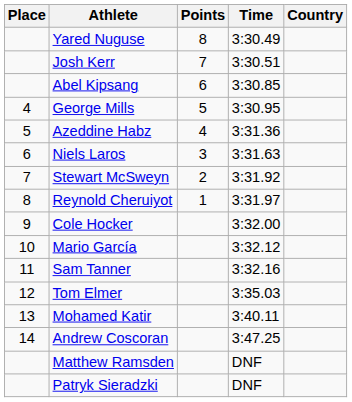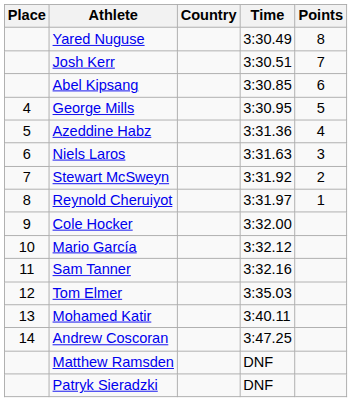columns swapped: (315, 16) <-> (203, 16)
